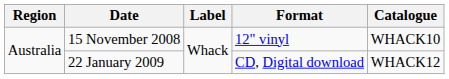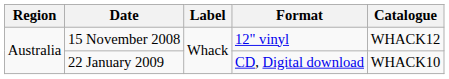(405, 39) WHACK10 -> (405, 39) WHACK12
(405, 62) WHACK12 -> (405, 62) WHACK10
